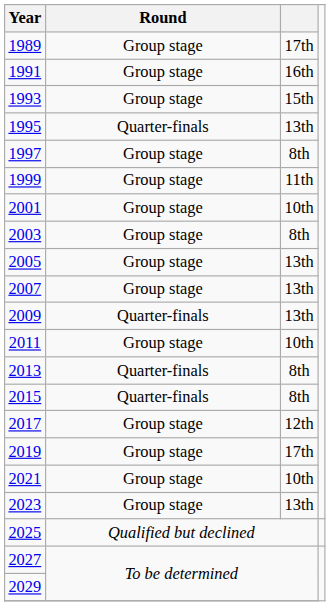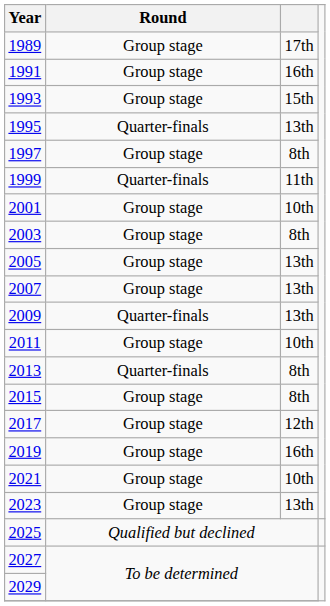(163, 180) Group stage -> (163, 180) Quarter-finals
(163, 397) Quarter-finals -> (163, 397) Group stage
(299, 451) 17th -> (299, 451) 16th
